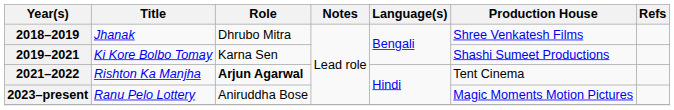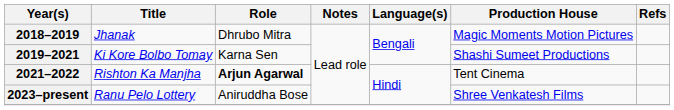(518, 34) Shree Venkatesh Films -> (543, 34) Magic Moments Motion Pictures
(543, 94) Magic Moments Motion Pictures -> (518, 94) Shree Venkatesh Films
